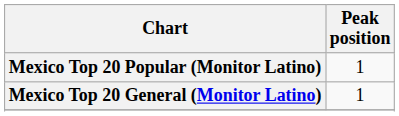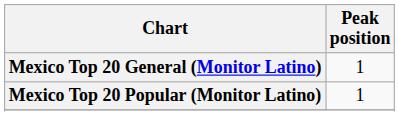rows swapped: (165, 95) <-> (165, 67)
